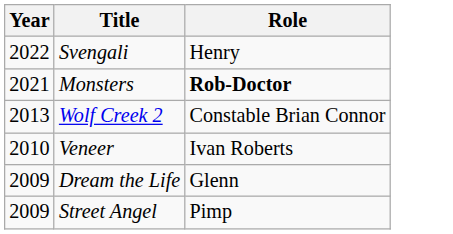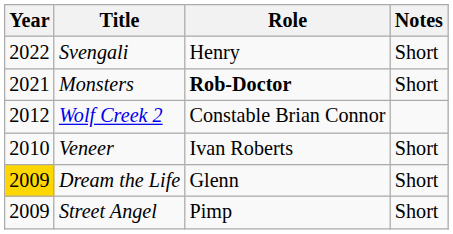+ column: (419, 20)
(29, 116) 2013 -> (29, 116) 2012
(29, 180) no background -> (29, 180) gold background
